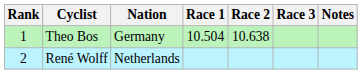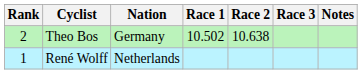(23, 36) 1 -> (23, 36) 2
(206, 36) 10.504 -> (206, 36) 10.502
(23, 58) 2 -> (23, 58) 1
